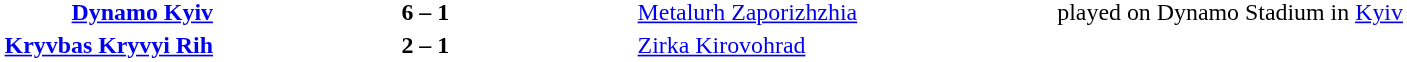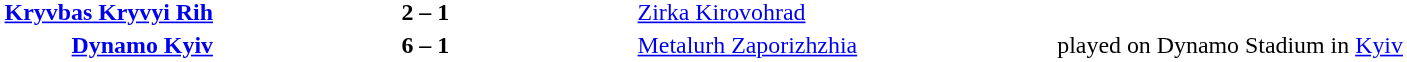rows swapped: (142, 12) <-> (109, 45)
